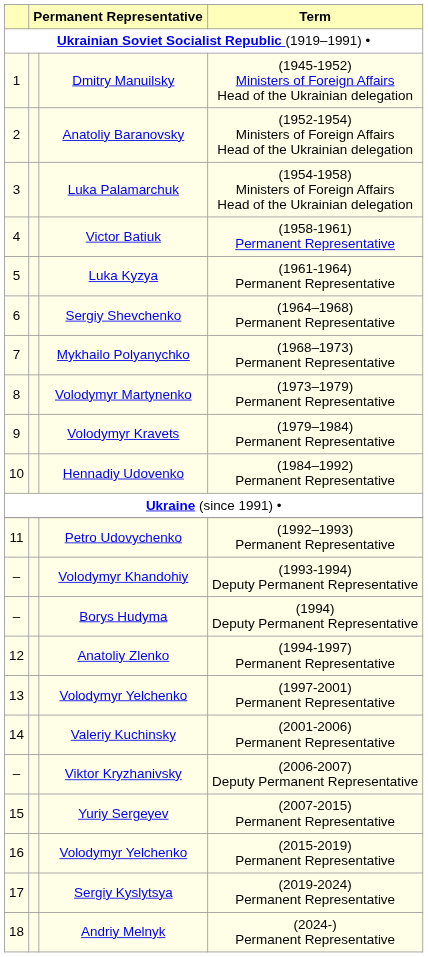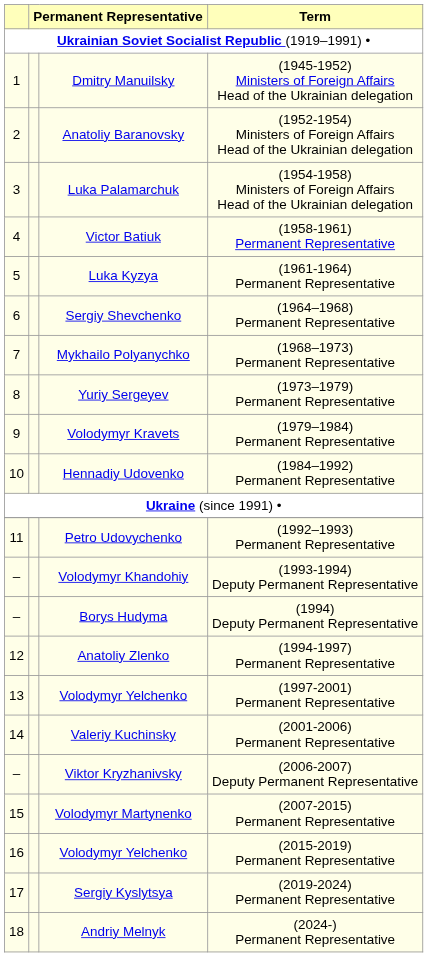(123, 394) Volodymyr Martynenko -> (123, 394) Yuriy Sergeyev
(123, 813) Yuriy Sergeyev -> (123, 813) Volodymyr Martynenko
